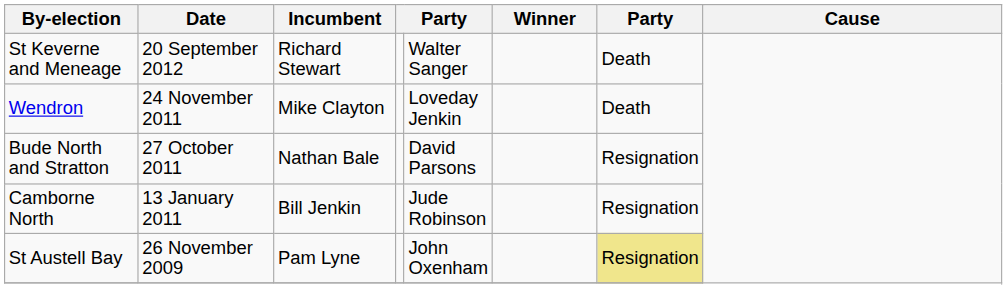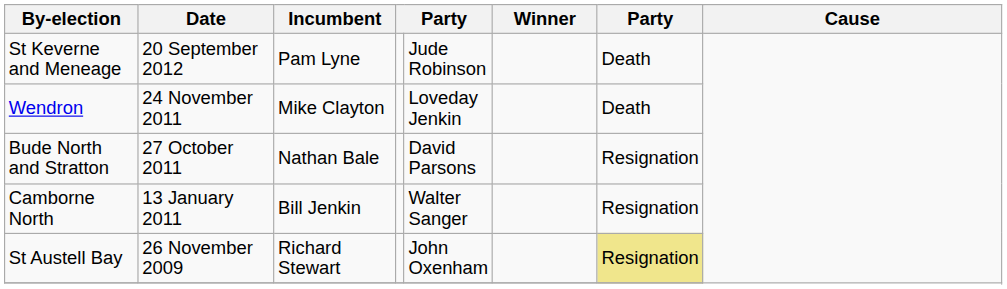(310, 58) Richard Stewart -> (319, 58) Pam Lyne
(438, 58) Walter Sanger -> (447, 58) Jude Robinson
(447, 208) Jude Robinson -> (438, 208) Walter Sanger
(319, 258) Pam Lyne -> (310, 258) Richard Stewart
